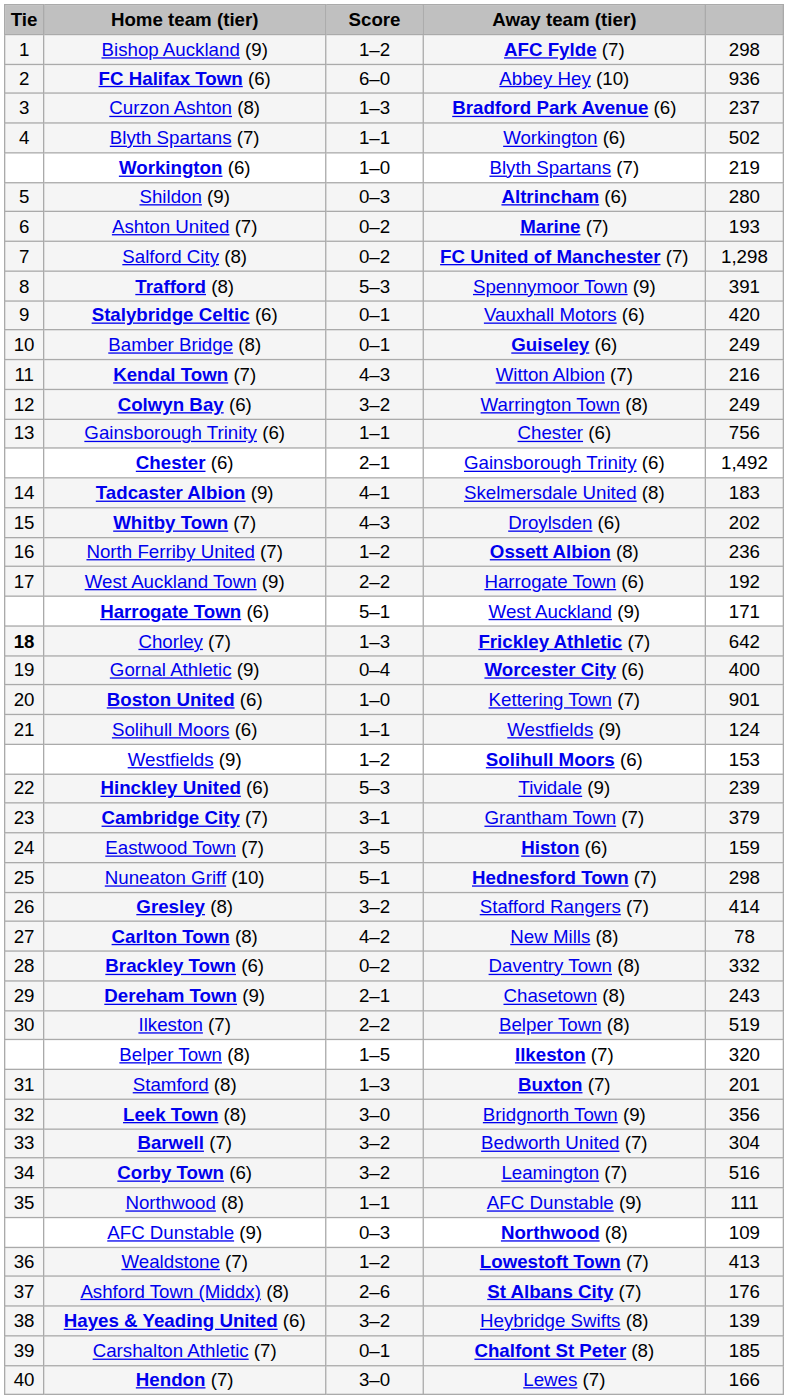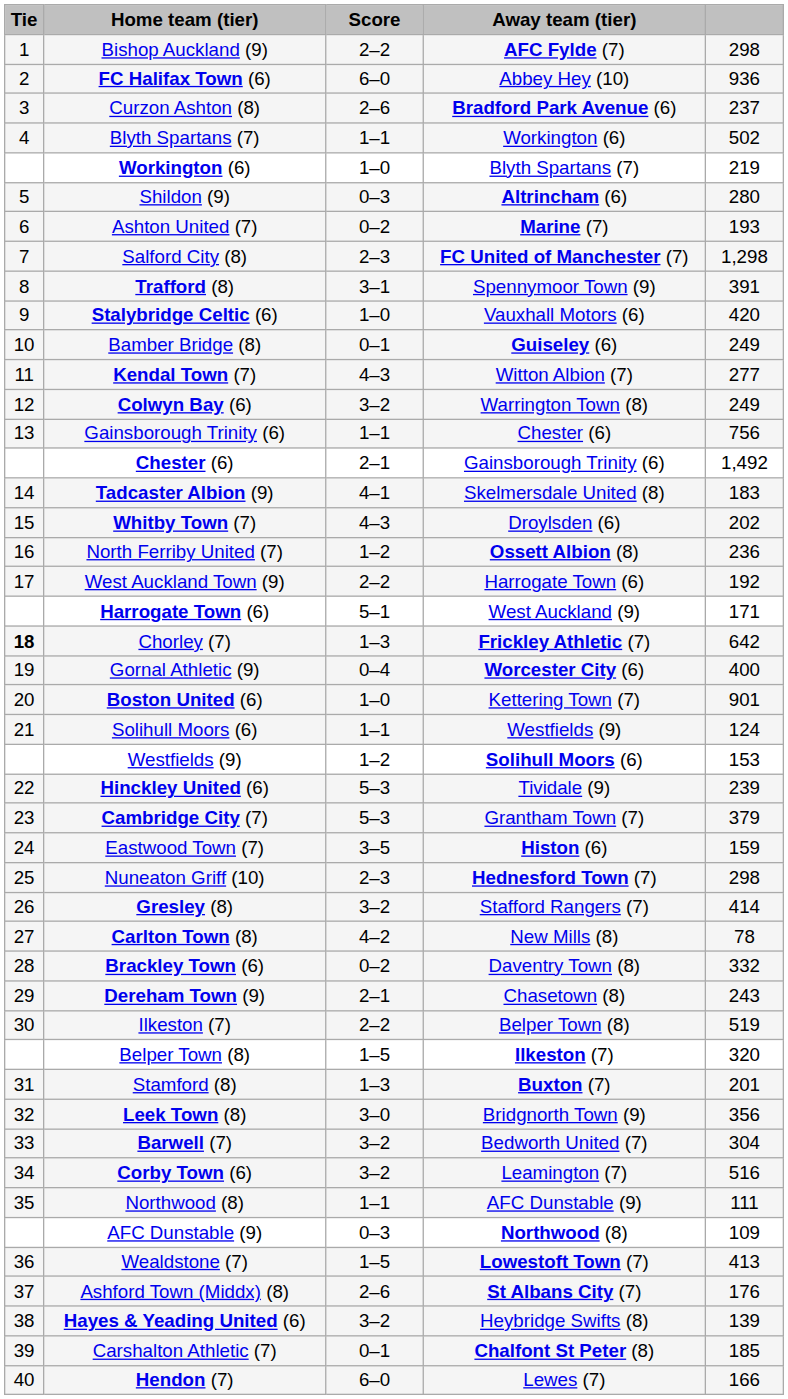(375, 49) 1–2 -> (375, 49) 2–2
(375, 109) 1–3 -> (375, 109) 2–6
(375, 256) 0–2 -> (375, 256) 2–3
(375, 286) 5–3 -> (375, 286) 3–1
(375, 316) 0–1 -> (375, 316) 1–0
(744, 375) 216 -> (744, 375) 277
(375, 818) 3–1 -> (375, 818) 5–3
(375, 878) 5–1 -> (375, 878) 2–3
(375, 1262) 1–2 -> (375, 1262) 1–5
(375, 1380) 3–0 -> (375, 1380) 6–0
